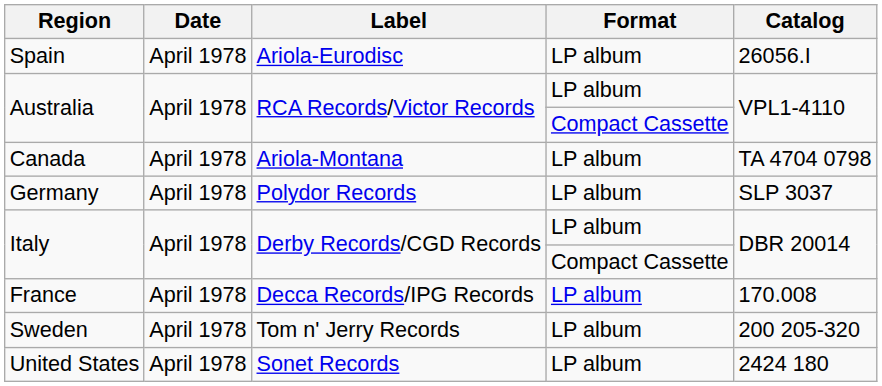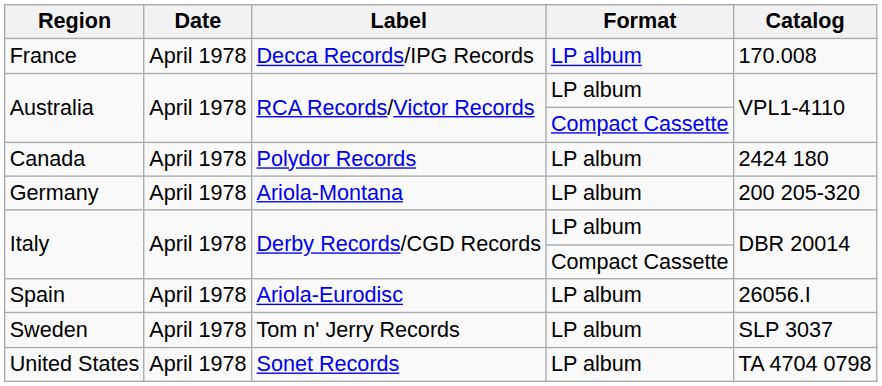rows swapped: (43, 295) <-> (37, 55)
(330, 158) Ariola-Montana -> (336, 158) Polydor Records
(805, 158) TA 4704 0798 -> (784, 158) 2424 180
(336, 192) Polydor Records -> (330, 192) Ariola-Montana
(786, 192) SLP 3037 -> (799, 192) 200 205-320
(799, 329) 200 205-320 -> (786, 329) SLP 3037
(784, 364) 2424 180 -> (805, 364) TA 4704 0798
